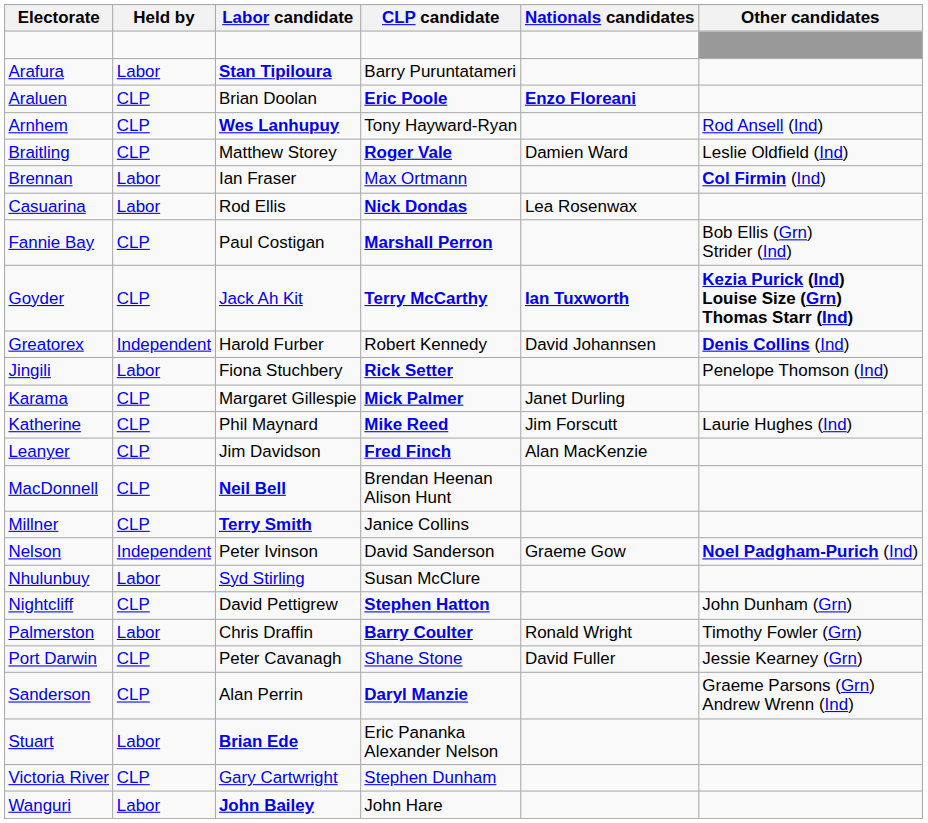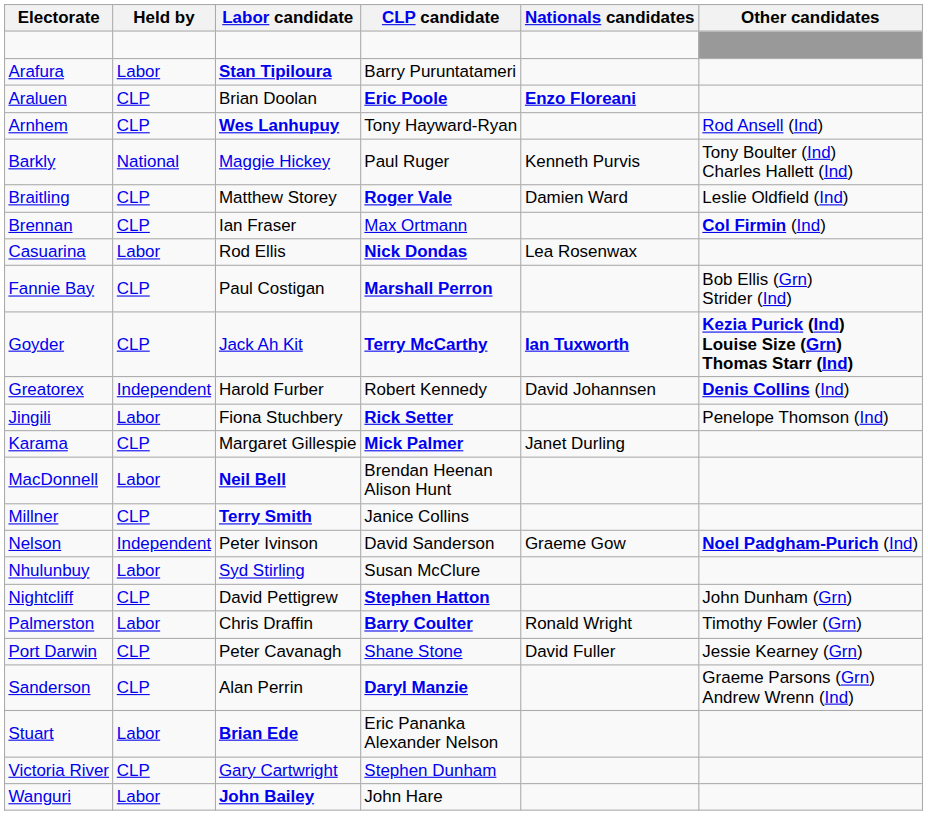+ row: (32, 161)
(138, 179) Labor -> (133, 225) CLP
- row: (45, 424)
- row: (39, 451)
(133, 488) CLP -> (138, 480) Labor
